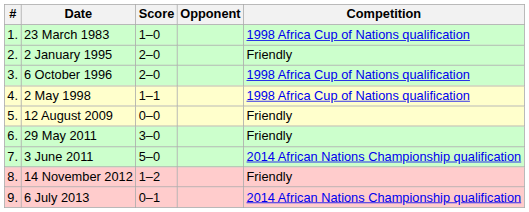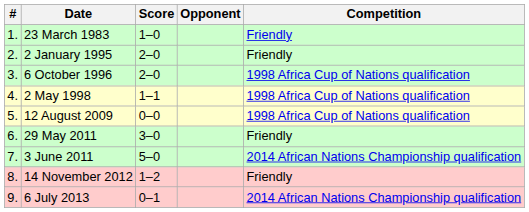(358, 34) 1998 Africa Cup of Nations qualification -> (269, 34) Friendly
(269, 116) Friendly -> (358, 116) 1998 Africa Cup of Nations qualification
